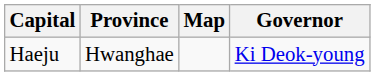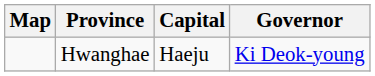columns swapped: (204, 20) <-> (42, 20)
